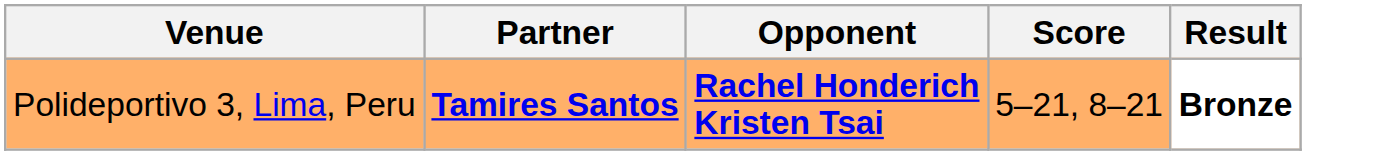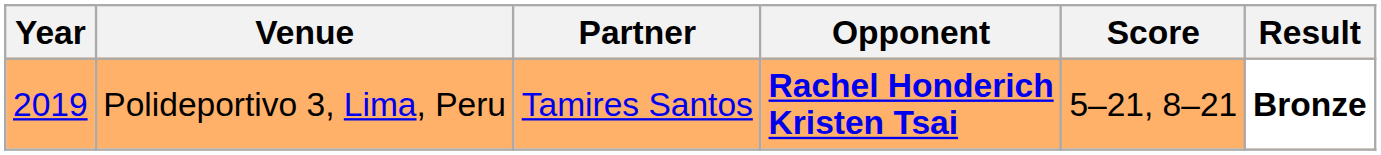+ column: (50, 32)
(555, 104) bold -> (637, 104) normal
